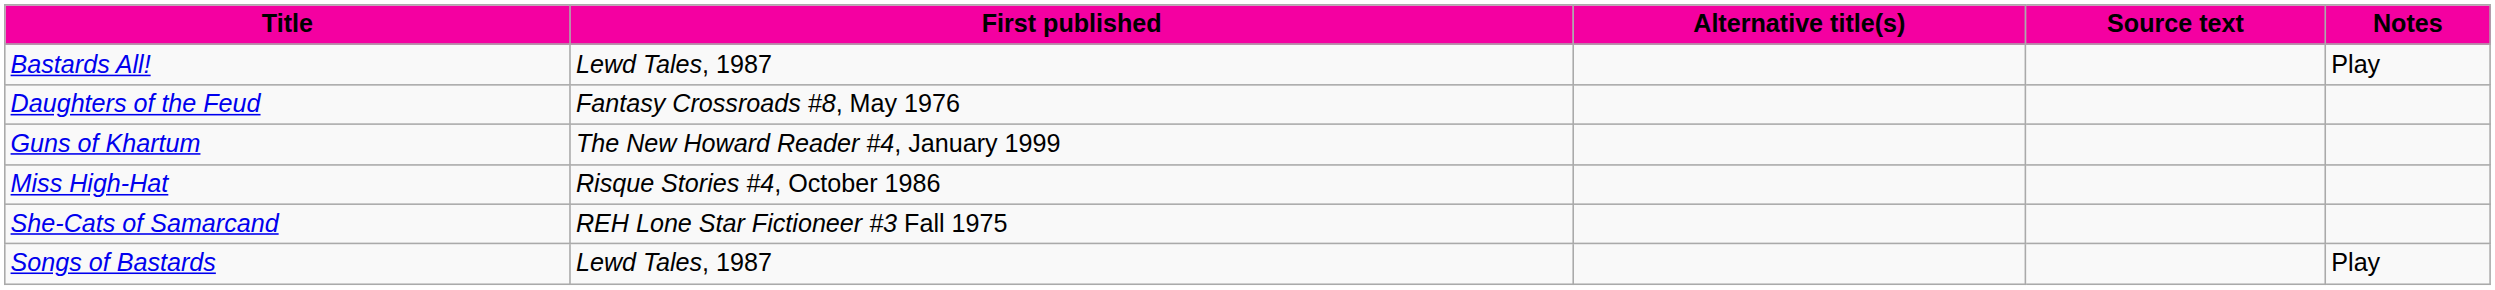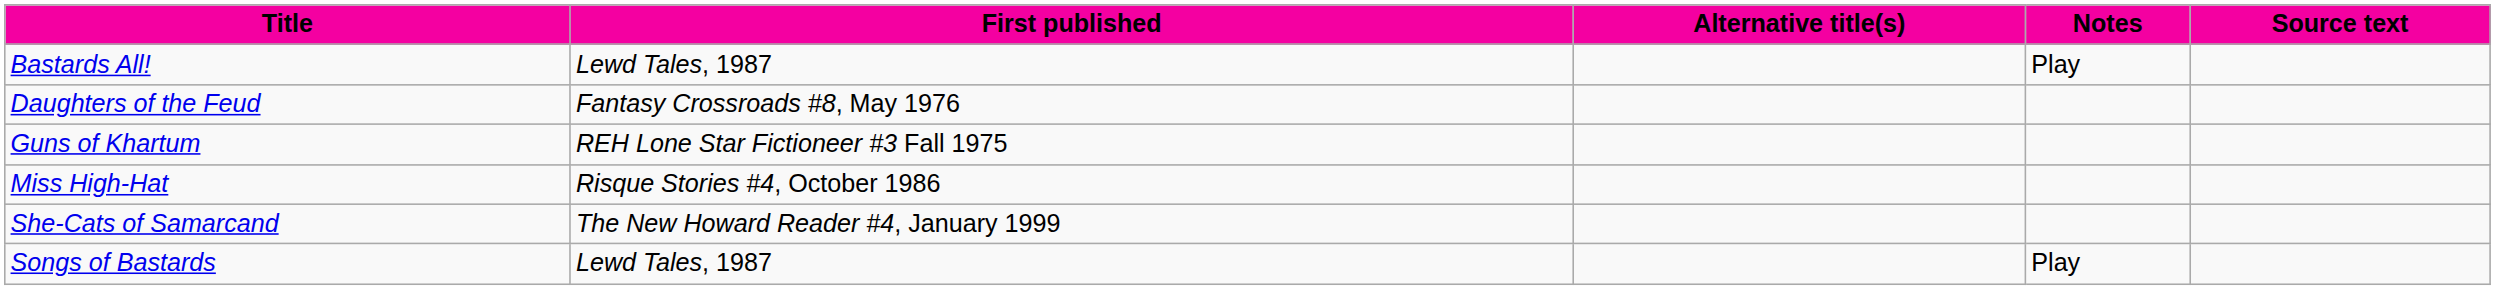columns swapped: (2176, 24) <-> (2408, 24)
(818, 143) The New Howard Reader #4, January 1999 -> (792, 143) REH Lone Star Fictioneer #3 Fall 1975
(792, 223) REH Lone Star Fictioneer #3 Fall 1975 -> (818, 223) The New Howard Reader #4, January 1999
